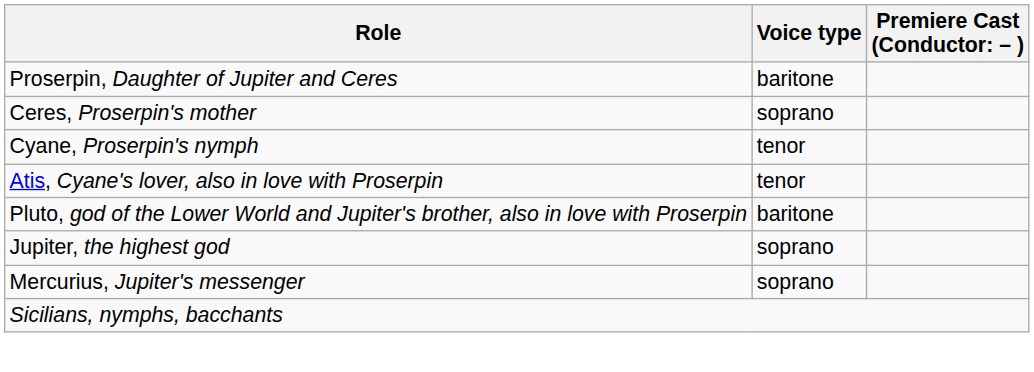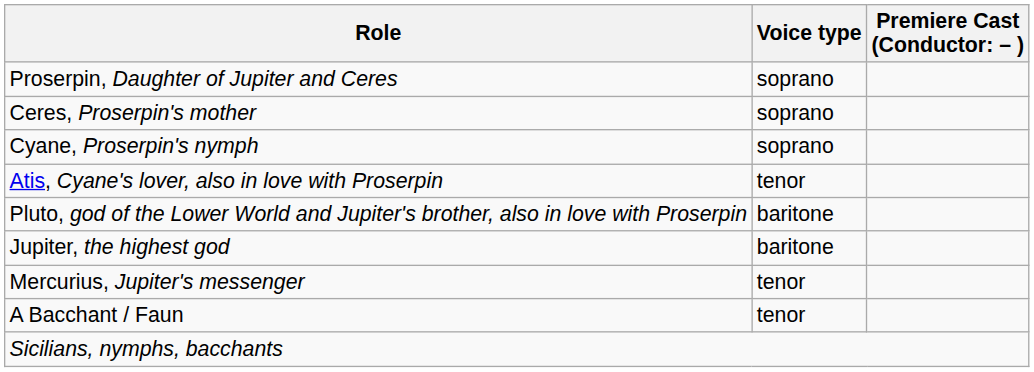(795, 79) baritone -> (795, 79) soprano
(781, 146) tenor -> (795, 146) soprano
(795, 247) soprano -> (795, 247) baritone
(795, 281) soprano -> (781, 281) tenor
+ row: (97, 315)
